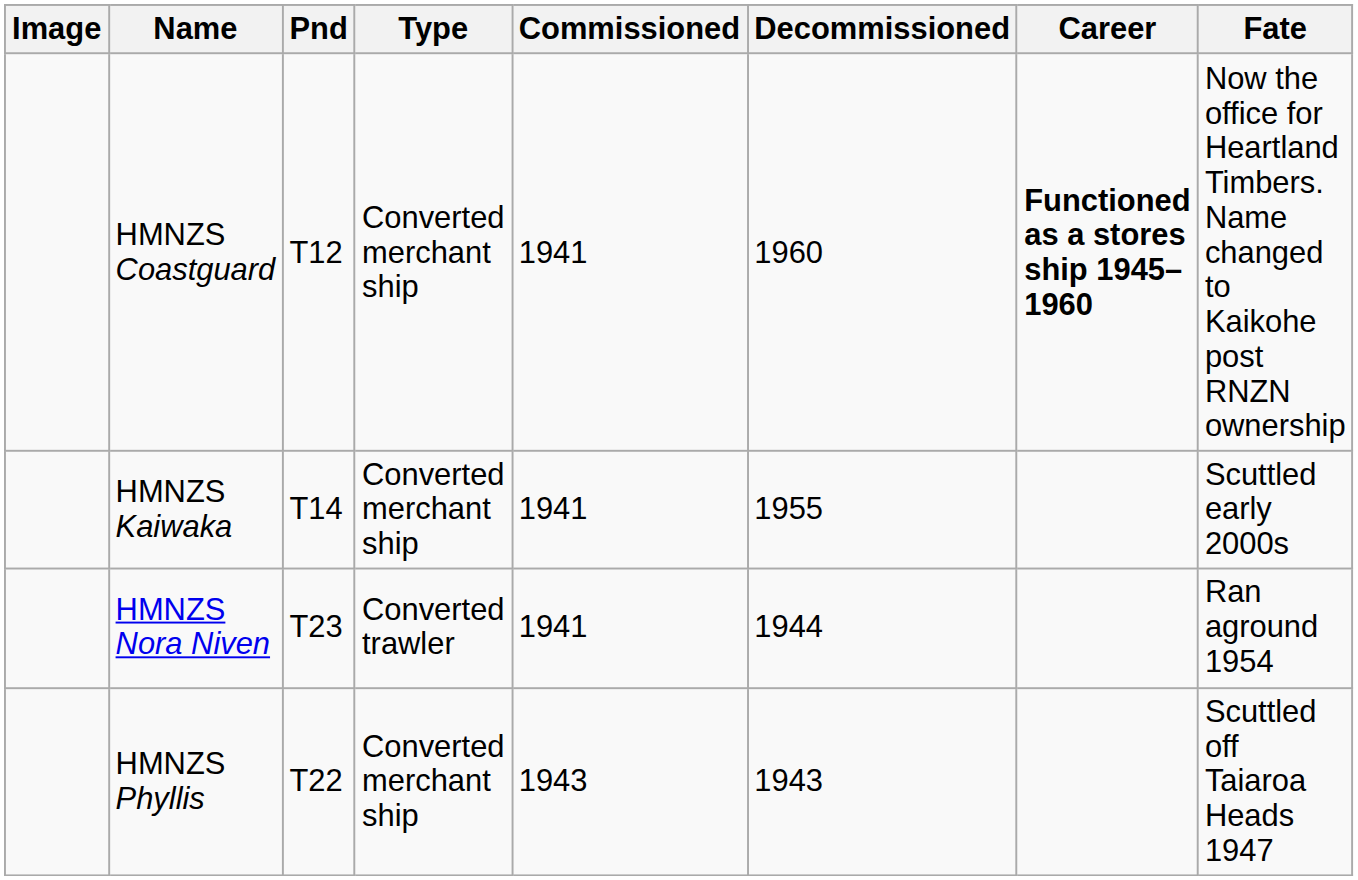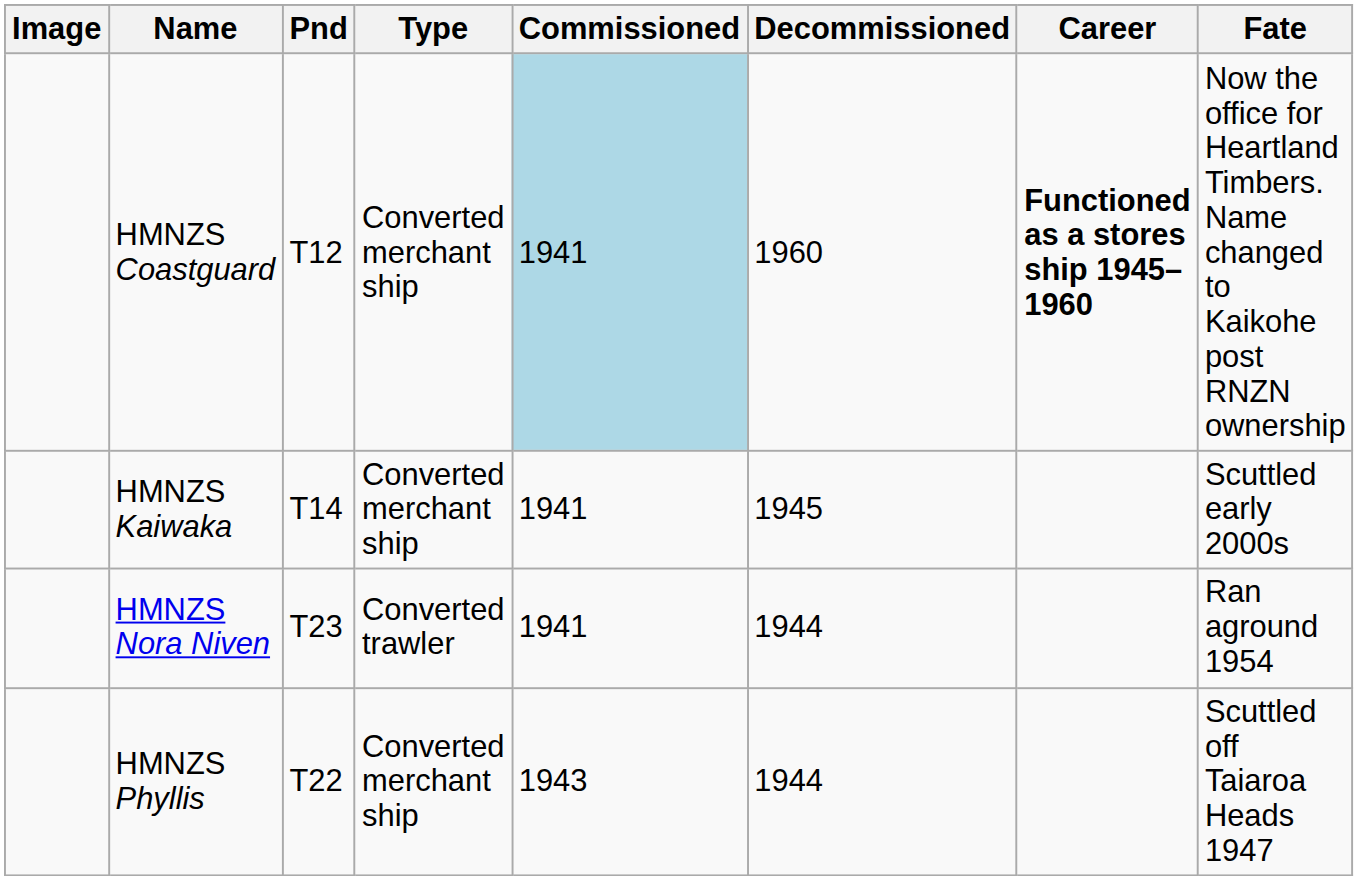(553, 251) no background -> (553, 251) lightblue background
(789, 509) 1955 -> (789, 509) 1945
(789, 780) 1943 -> (789, 780) 1944
